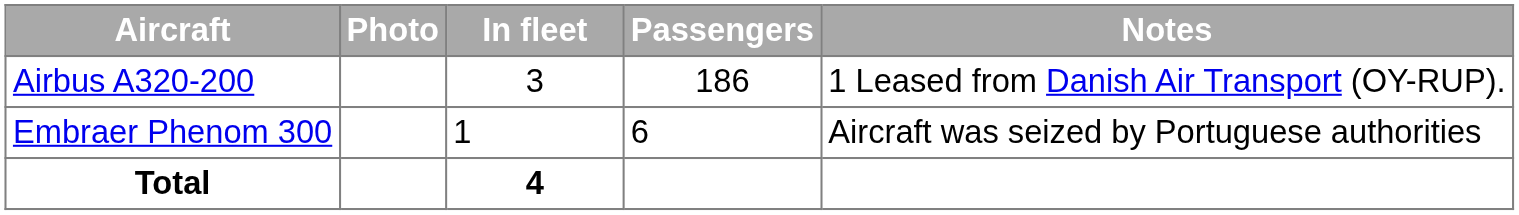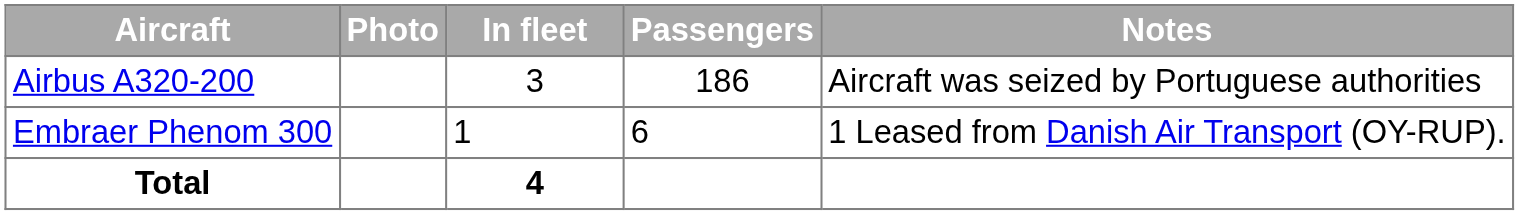(1167, 81) 1 Leased from Danish Air Transport (OY-RUP). -> (1155, 80) Aircraft was seized by Portuguese authorities
(1155, 131) Aircraft was seized by Portuguese authorities -> (1167, 131) 1 Leased from Danish Air Transport (OY-RUP).
